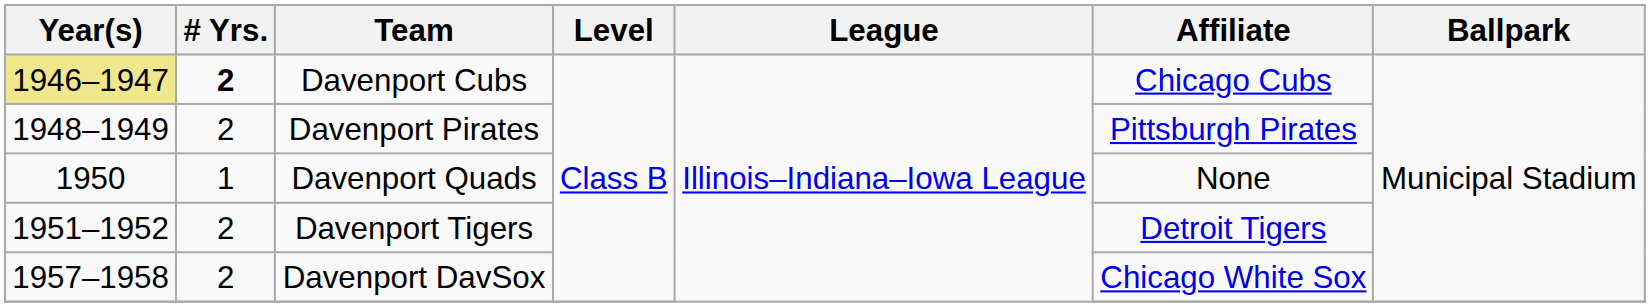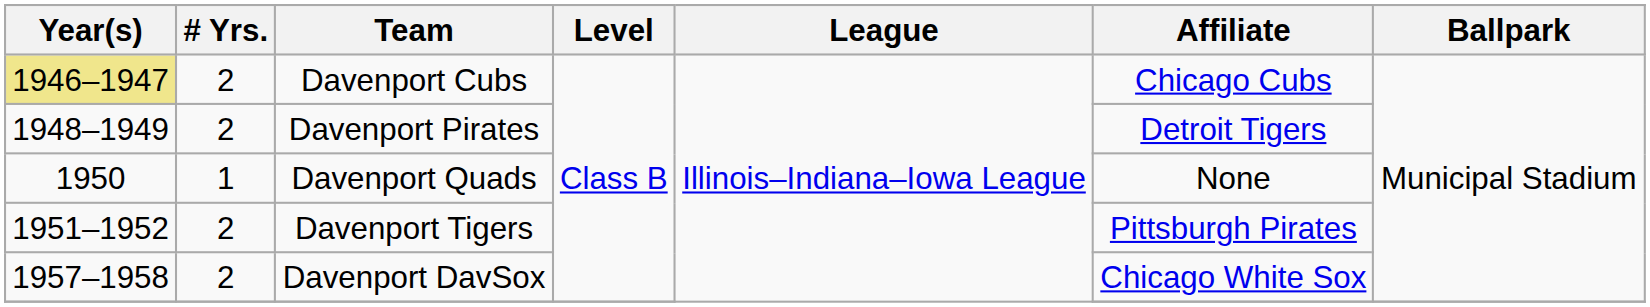(226, 80) bold -> (226, 80) normal
(1233, 129) Pittsburgh Pirates -> (1233, 129) Detroit Tigers
(1233, 228) Detroit Tigers -> (1233, 228) Pittsburgh Pirates
